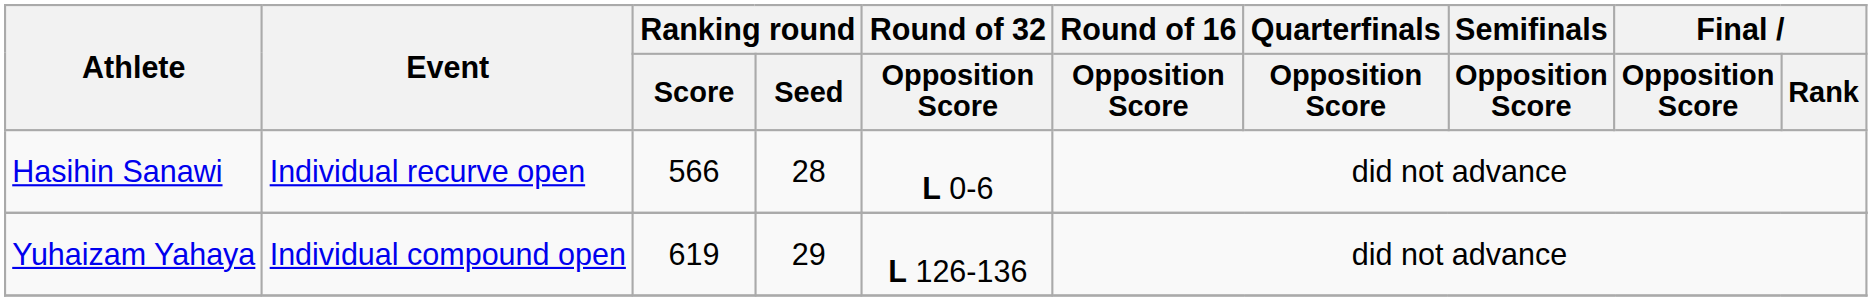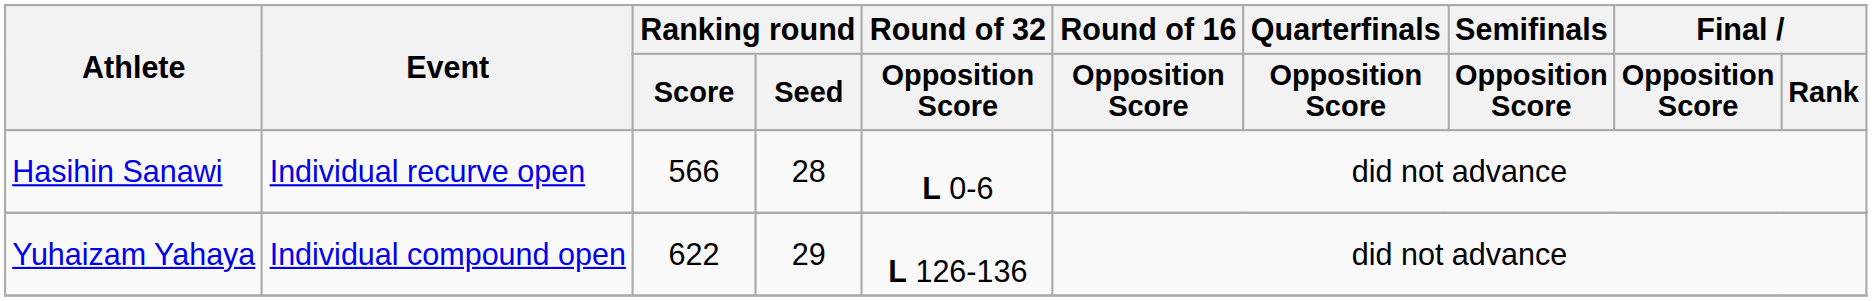(694, 254) 619 -> (694, 254) 622
